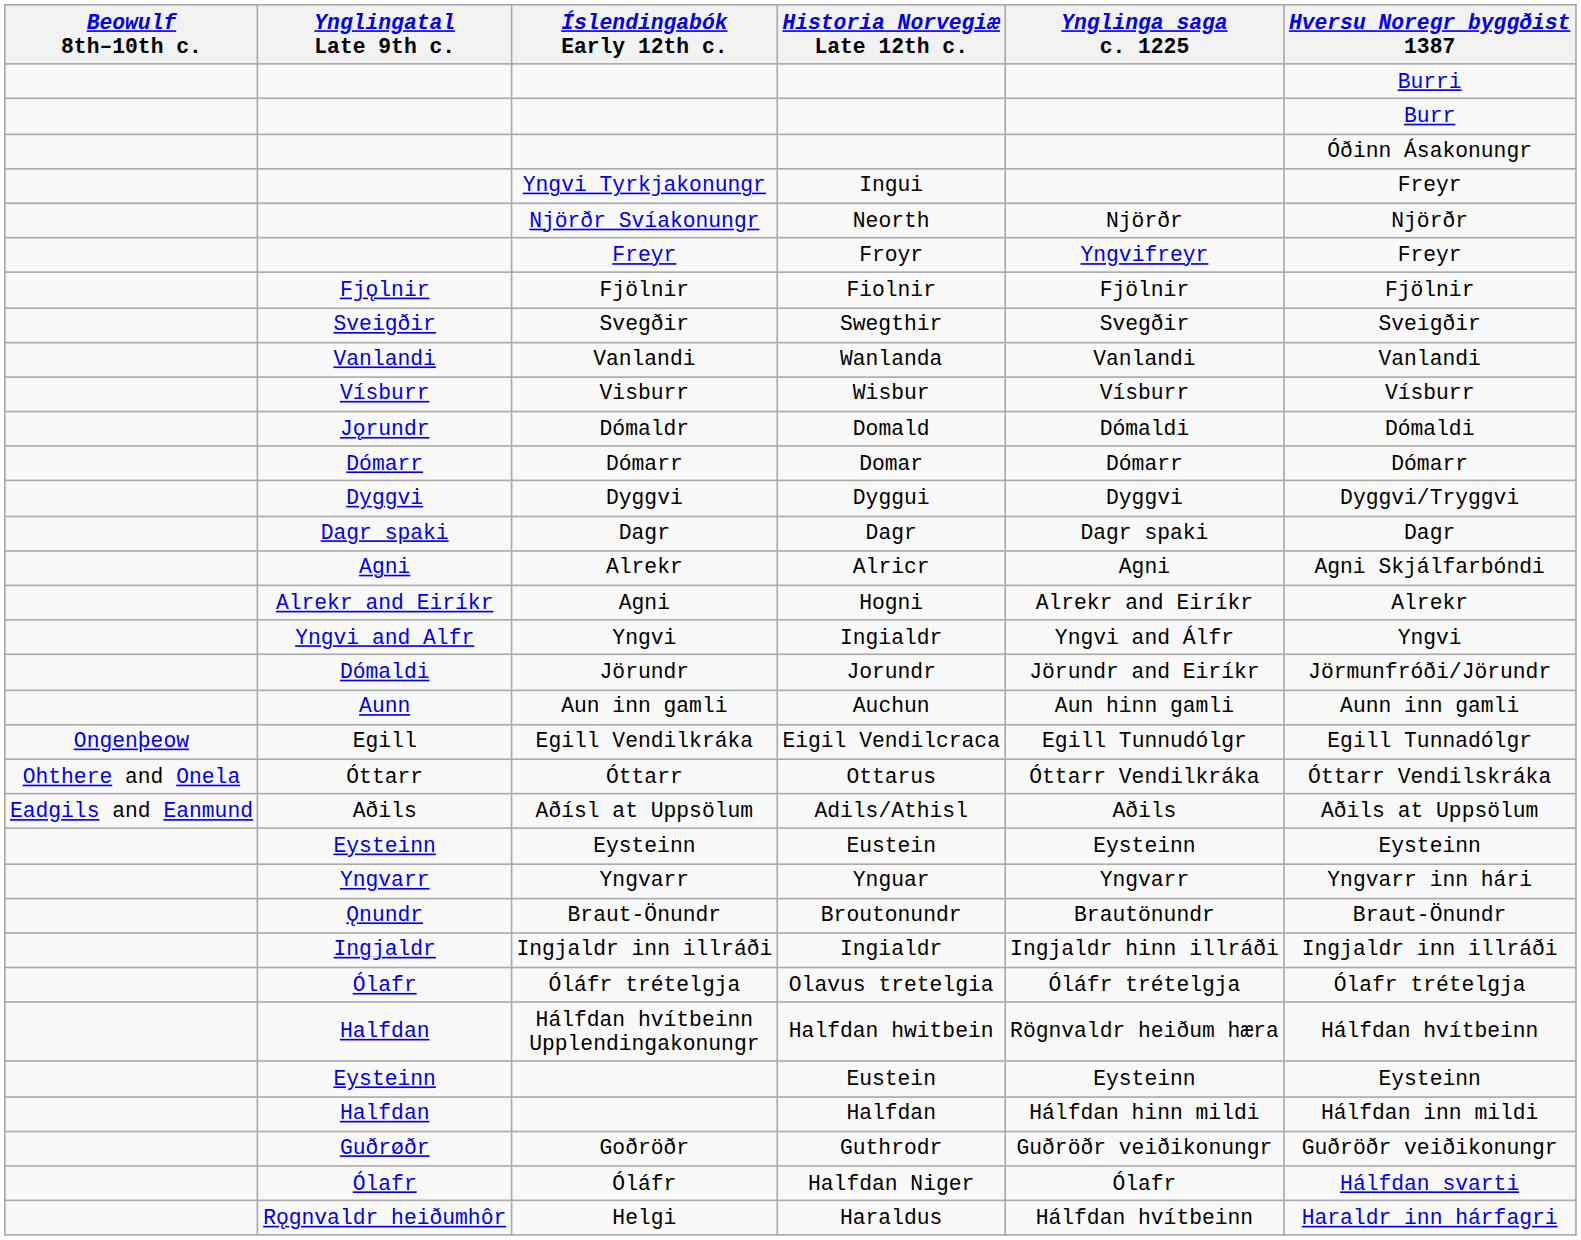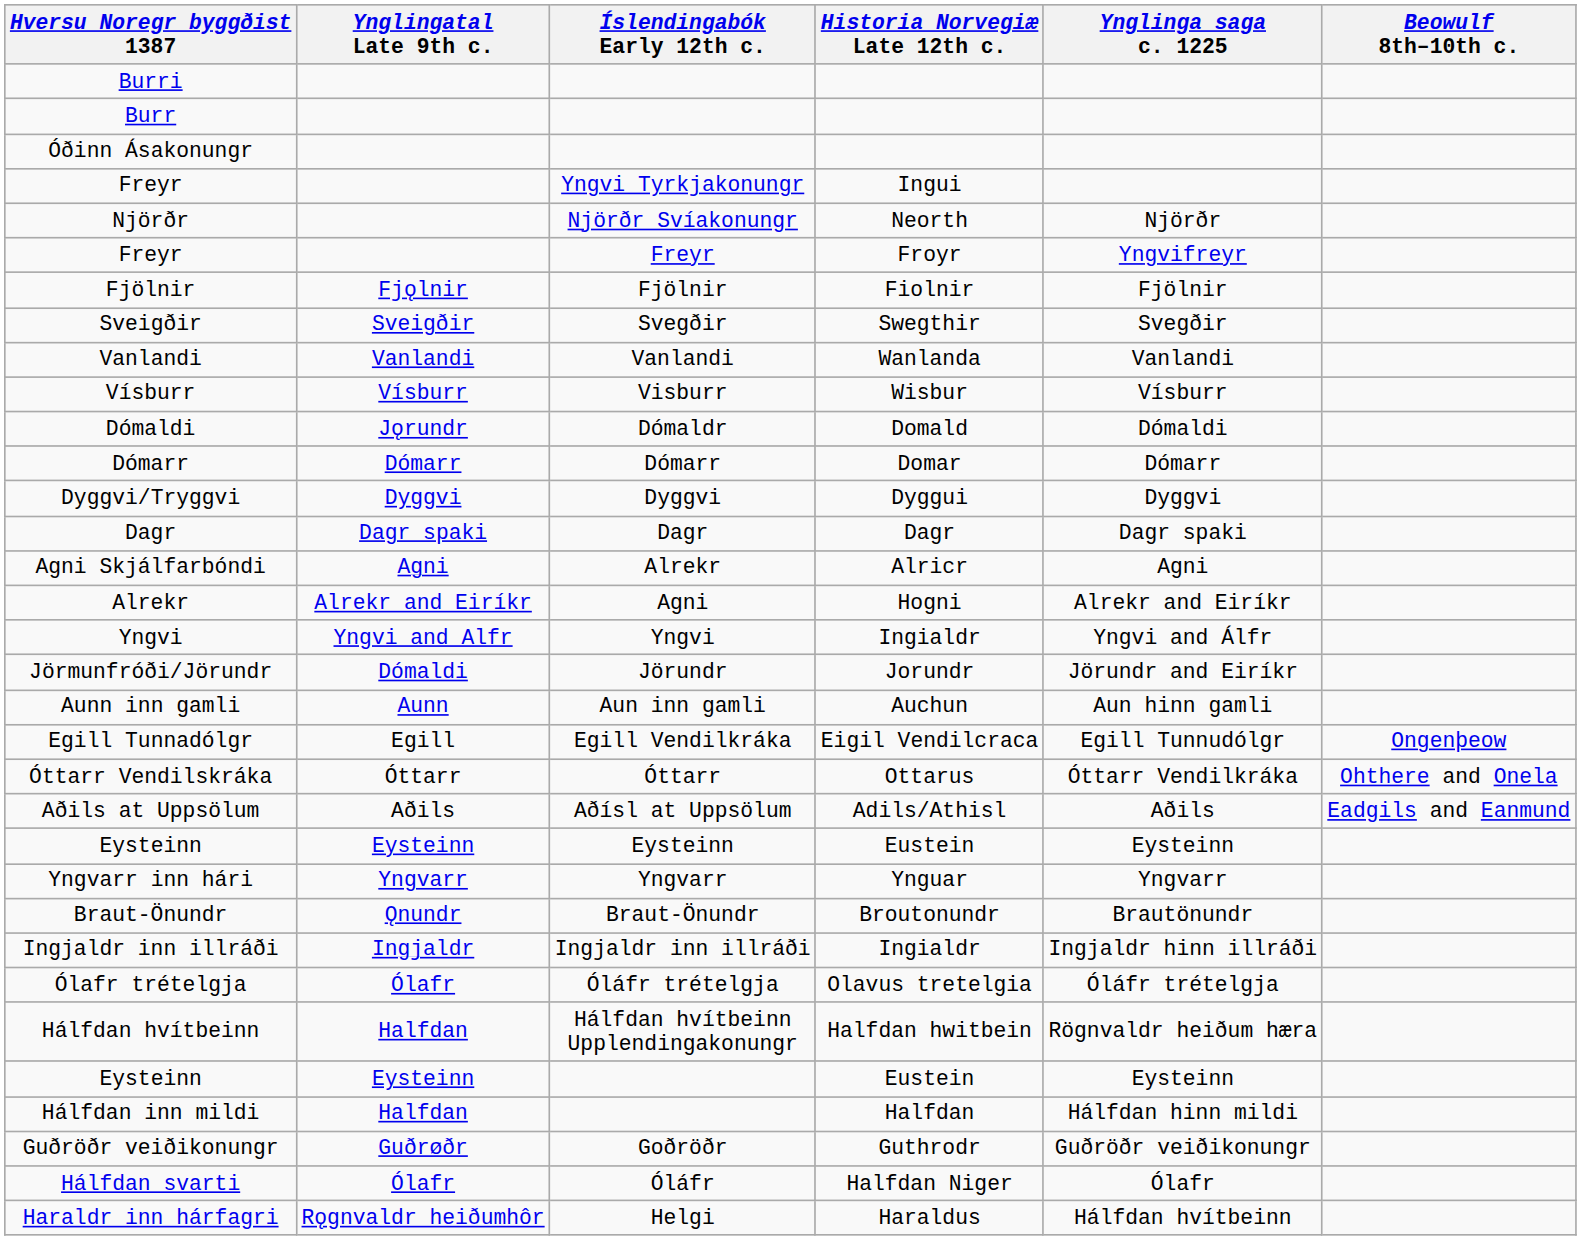columns swapped: (131, 34) <-> (1430, 34)
